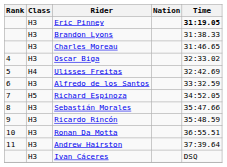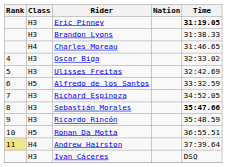(32, 47) H3 -> (32, 47) H4
(32, 72) H4 -> (32, 72) H3
(32, 84) H3 -> (32, 84) H5
(32, 96) H5 -> (32, 96) H3
(202, 108) normal -> (202, 108) bold
(32, 132) H3 -> (32, 132) H5
(11, 145) no background -> (11, 145) khaki background
(32, 145) H3 -> (32, 145) H4
